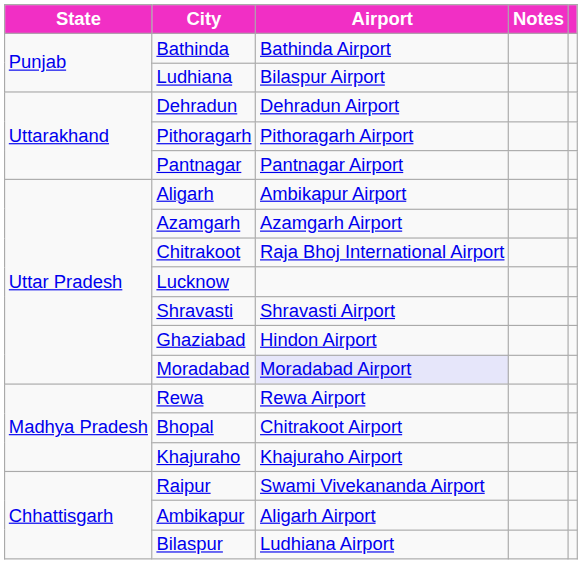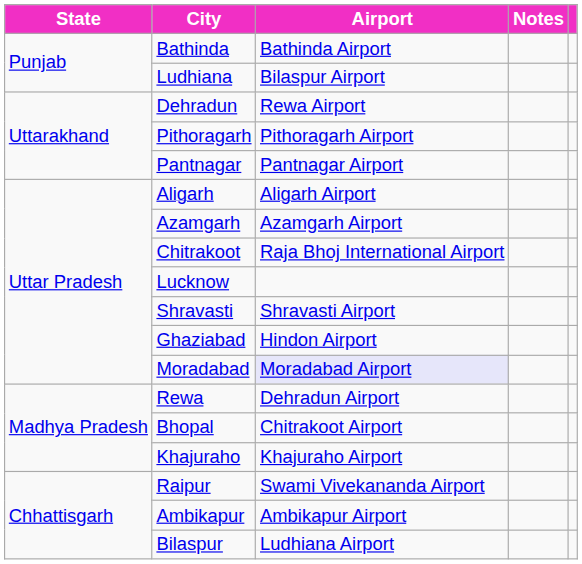(330, 106) Dehradun Airport -> (313, 106) Rewa Airport
(333, 194) Ambikapur Airport -> (318, 194) Aligarh Airport
(313, 398) Rewa Airport -> (330, 398) Dehradun Airport
(318, 515) Aligarh Airport -> (333, 515) Ambikapur Airport
